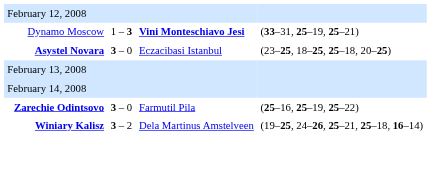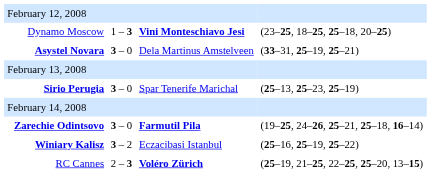(310, 32) (33–31, 25–19, 25–21) -> (326, 32) (23–25, 18–25, 25–18, 20–25)
(180, 51) Eczacibasi Istanbul -> (196, 51) Dela Martinus Amstelveen
(326, 51) (23–25, 18–25, 25–18, 20–25) -> (310, 51) (33–31, 25–19, 25–21)
+ row: (74, 88)
(167, 107) normal -> (170, 126) bold
(310, 107) (25–16, 25–19, 25–22) -> (342, 126) (19–25, 24–26, 25–21, 25–18, 16–14)
(196, 126) Dela Martinus Amstelveen -> (180, 144) Eczacibasi Istanbul
(342, 126) (19–25, 24–26, 25–21, 25–18, 16–14) -> (310, 144) (25–16, 25–19, 25–22)
+ row: (80, 163)
